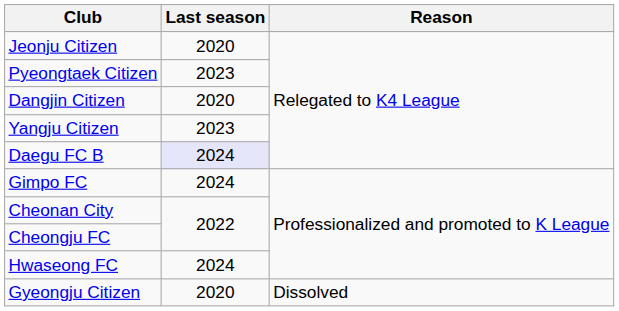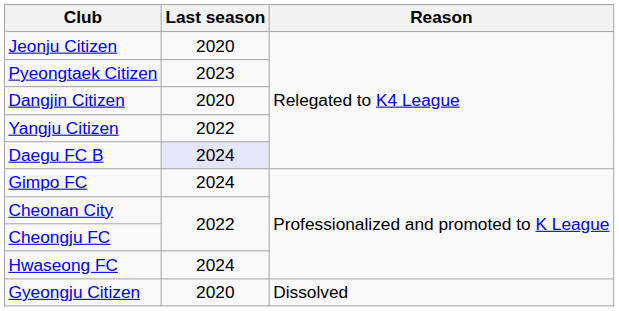(215, 127) 2023 -> (215, 127) 2022
